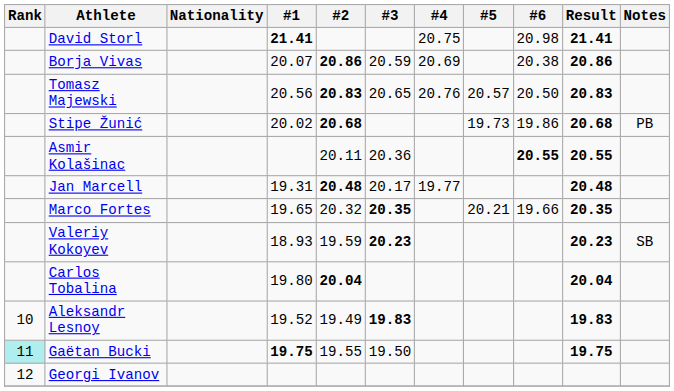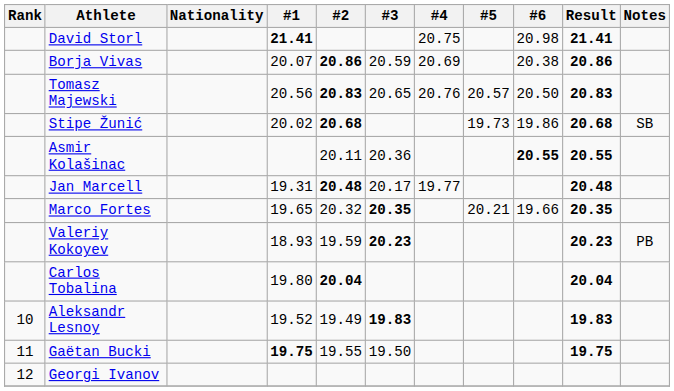(645, 125) PB -> (645, 125) SB
(645, 242) SB -> (645, 242) PB
(25, 352) paleturquoise background -> (25, 352) no background
